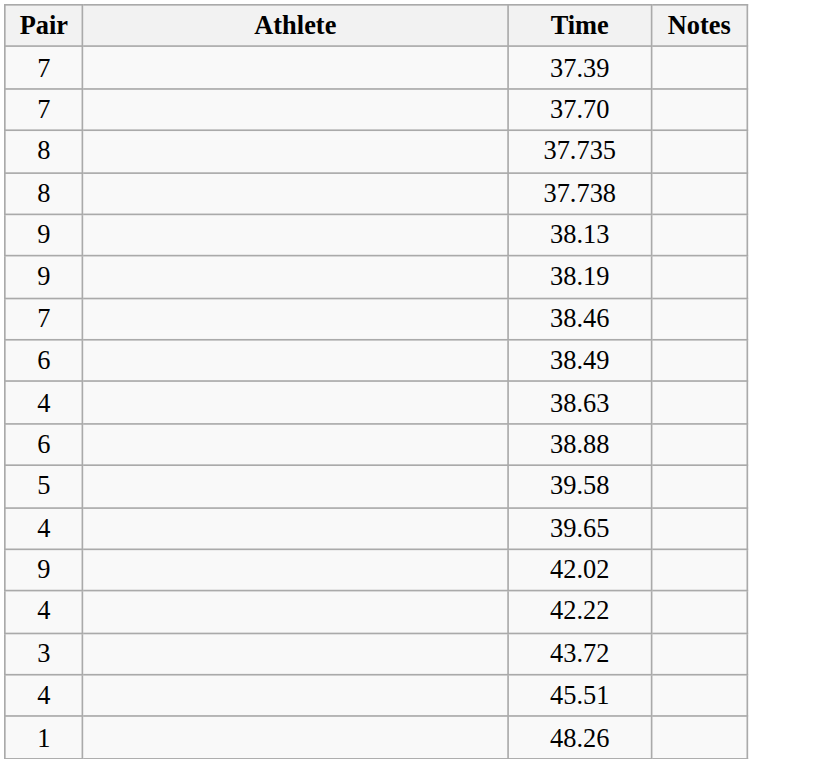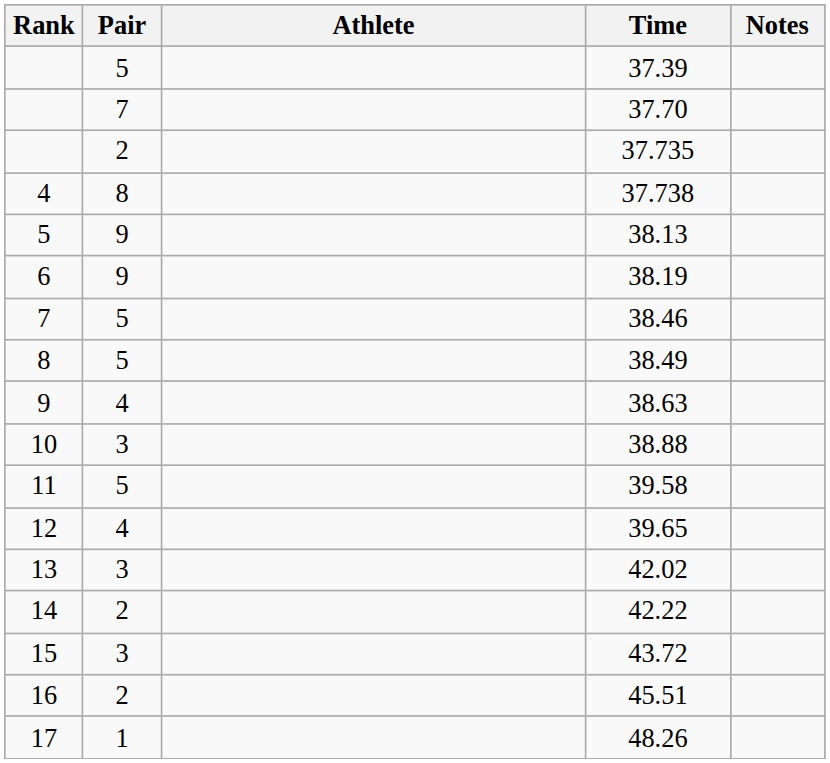+ column: (44, 25)
(44, 67) 7 -> (122, 67) 5
(44, 151) 8 -> (122, 151) 2
(44, 318) 7 -> (122, 318) 5
(44, 360) 6 -> (122, 360) 5
(44, 444) 6 -> (122, 444) 3
(44, 569) 9 -> (122, 569) 3
(44, 611) 4 -> (122, 611) 2
(44, 695) 4 -> (122, 695) 2
